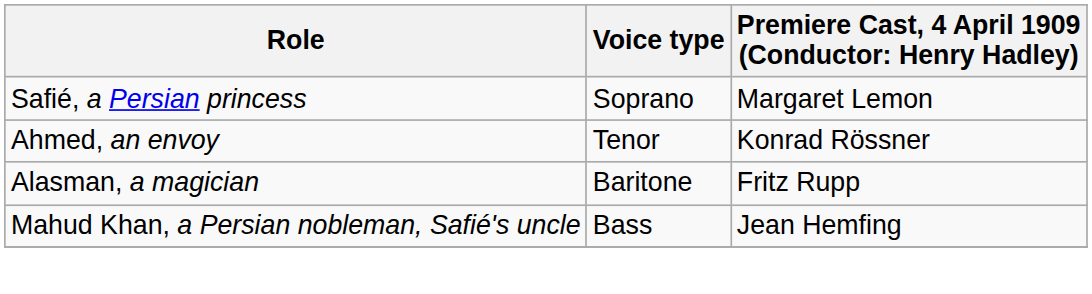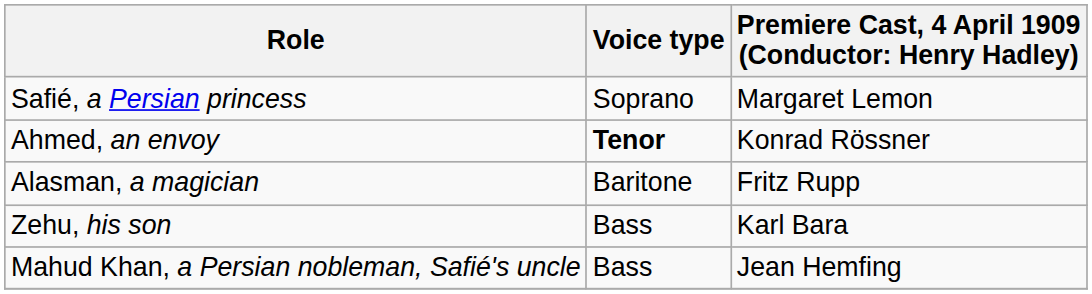(626, 140) normal -> (629, 140) bold
+ row: (91, 225)
